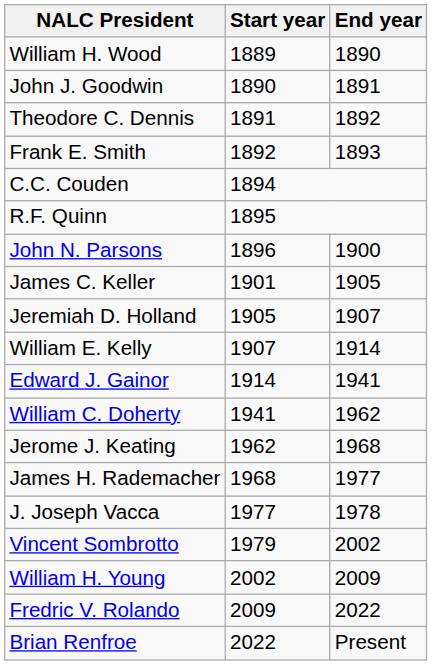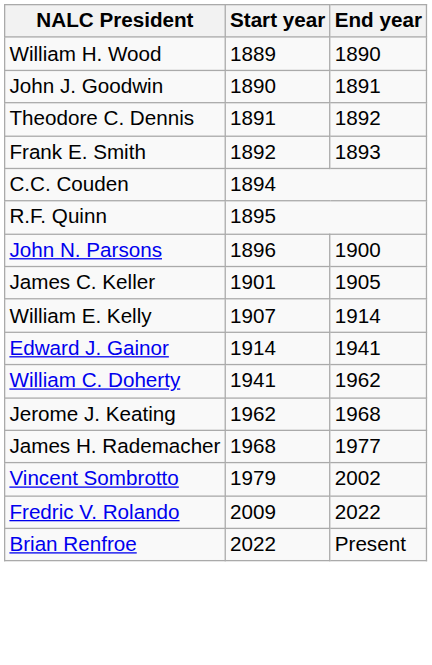- row: (103, 315)
- row: (84, 511)
- row: (87, 577)
